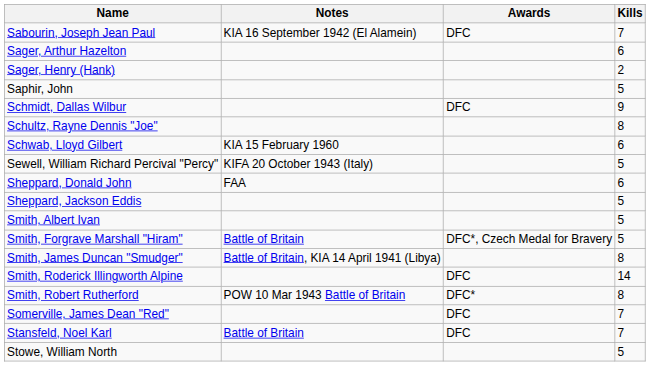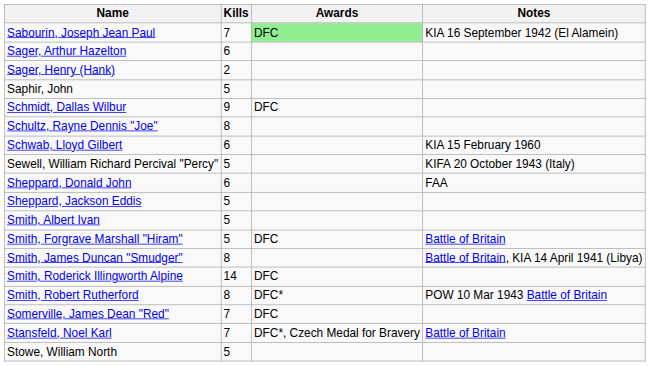columns swapped: (630, 13) <-> (332, 13)
(458, 32) no background -> (266, 32) lightgreen background
(529, 239) DFC*, Czech Medal for Bravery -> (266, 239) DFC
(458, 333) DFC -> (337, 333) DFC*, Czech Medal for Bravery
